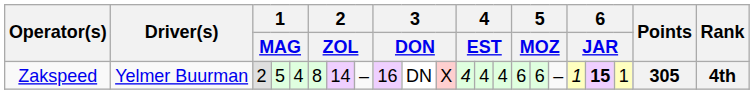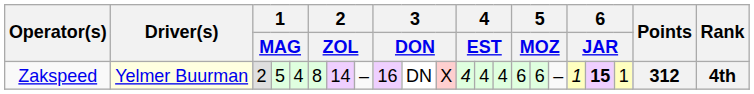(182, 75) no background -> (182, 75) lightyellow background
(665, 75) 305 -> (665, 75) 312
